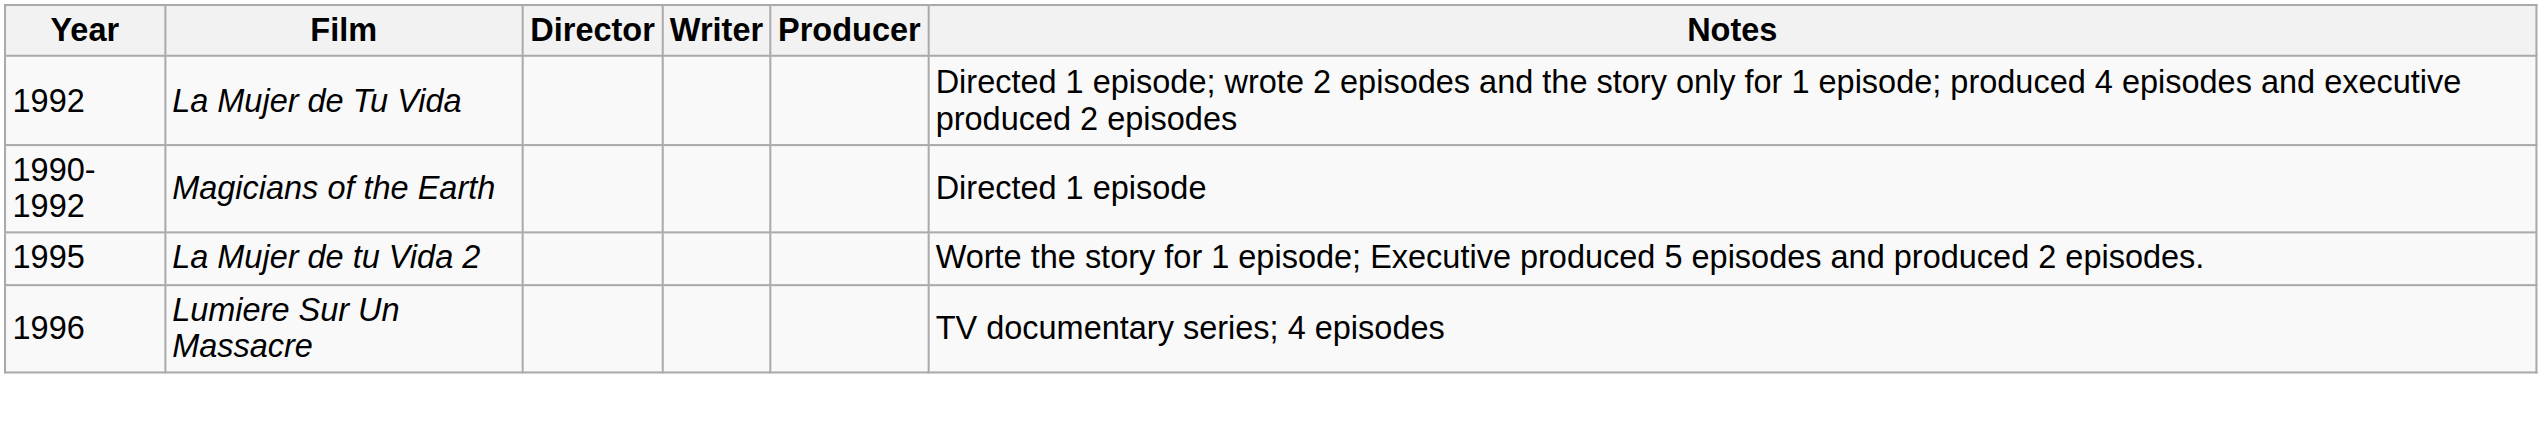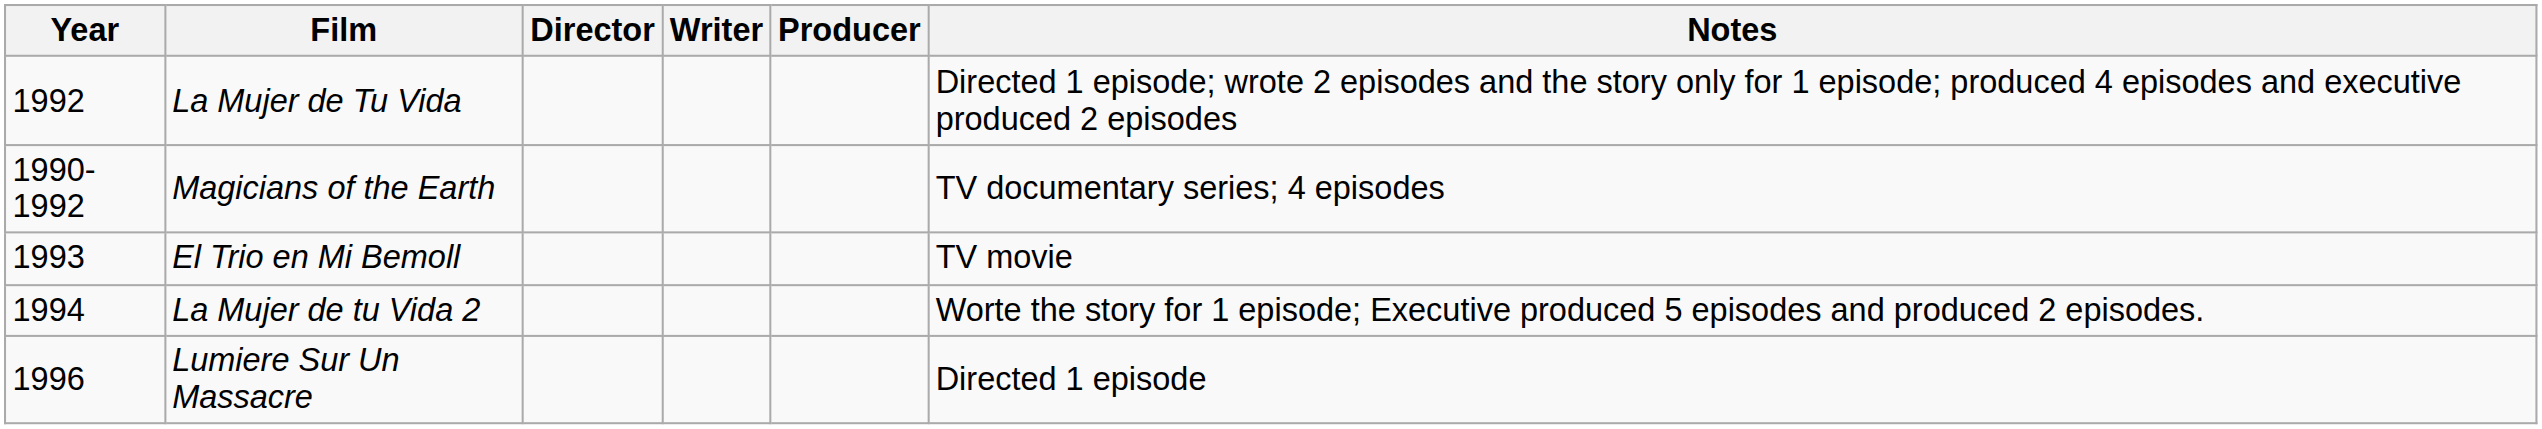(1071, 188) Directed 1 episode -> (1190, 188) TV documentary series; 4 episodes
+ row: (316, 257)
(49, 257) 1995 -> (49, 309) 1994
(1190, 327) TV documentary series; 4 episodes -> (1071, 379) Directed 1 episode
